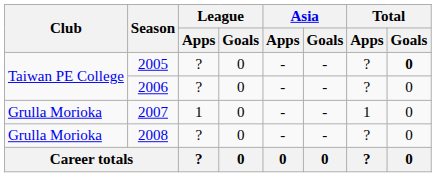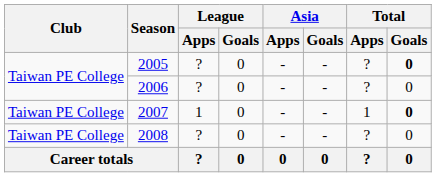(55, 111) Grulla Morioka -> (66, 111) Taiwan PE College
(409, 111) normal -> (409, 111) bold
(55, 135) Grulla Morioka -> (66, 135) Taiwan PE College
